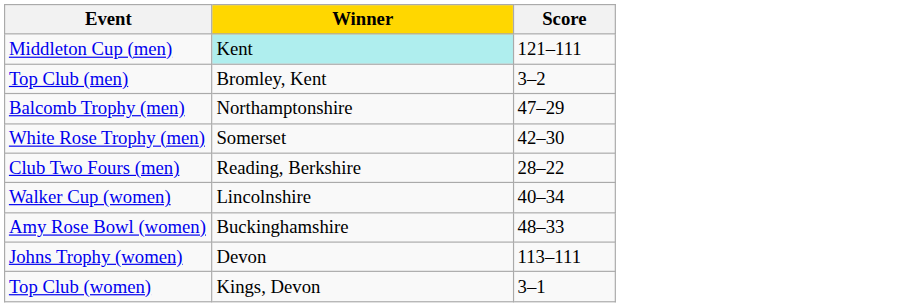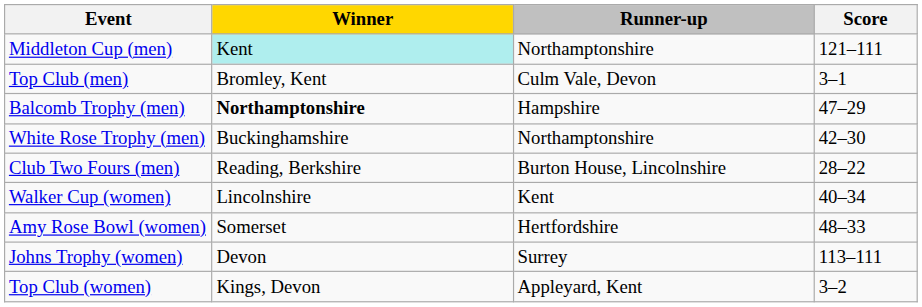+ column: (664, 19)
(532, 78) 3–2 -> (833, 78) 3–1
(285, 108) normal -> (291, 108) bold
(251, 138) Somerset -> (282, 138) Buckinghamshire
(282, 227) Buckinghamshire -> (251, 227) Somerset
(532, 286) 3–1 -> (833, 286) 3–2
